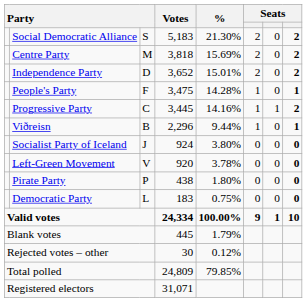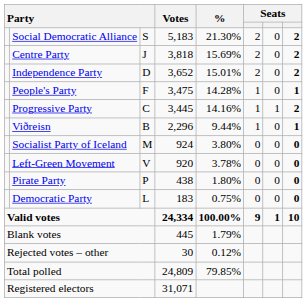(147, 54) M -> (145, 54) J
(145, 144) J -> (147, 144) M
